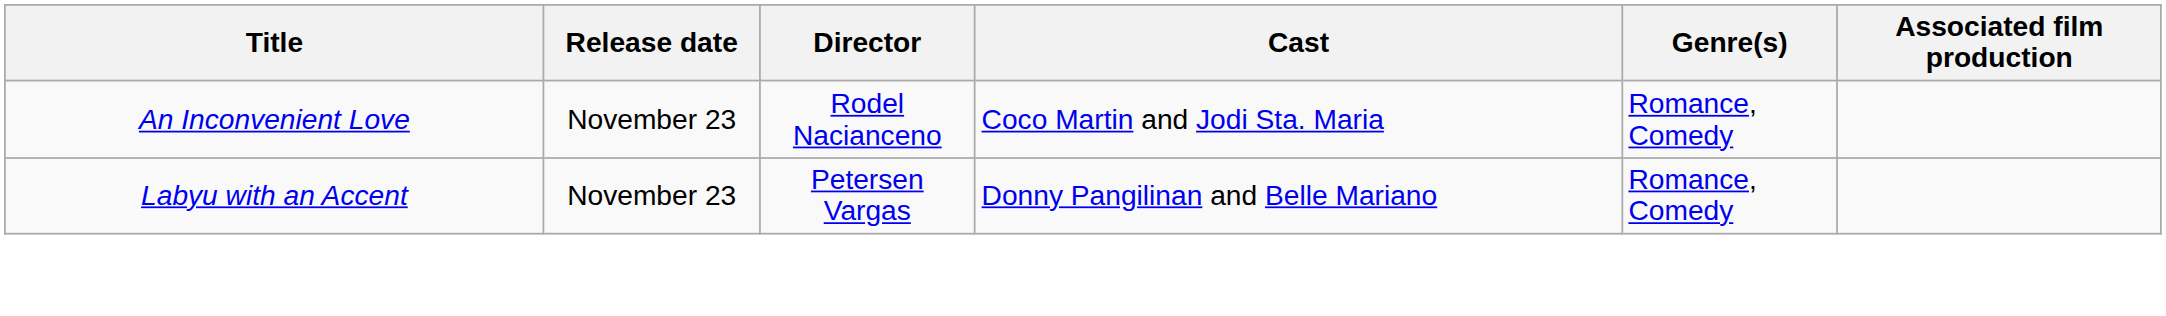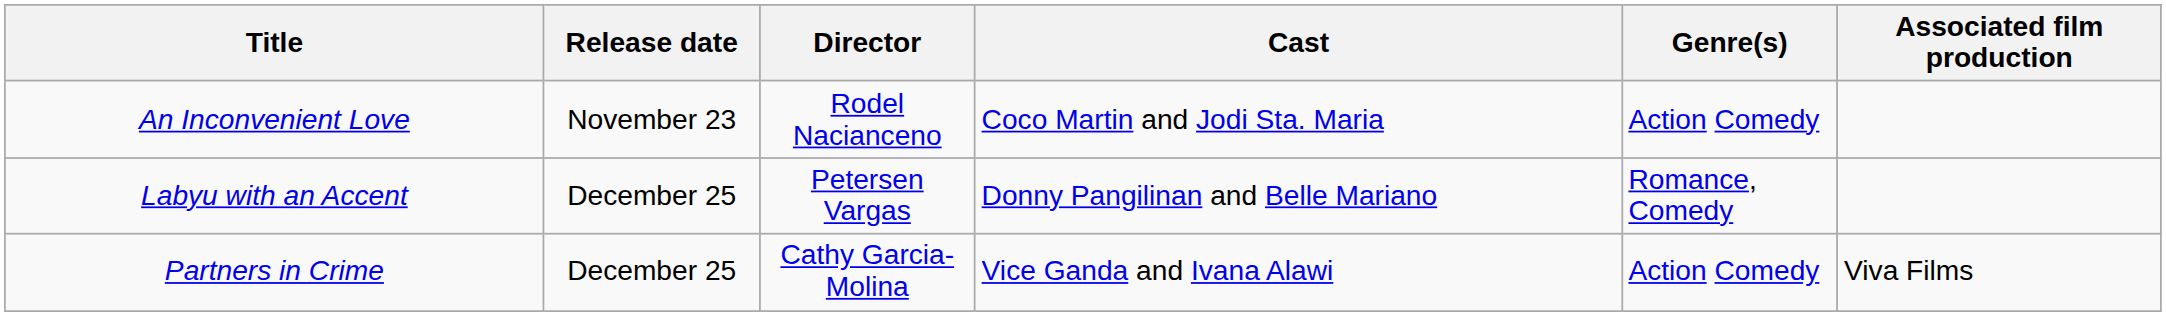(1693, 119) Romance, Comedy -> (1724, 119) Action Comedy
(652, 195) November 23 -> (652, 195) December 25
+ row: (274, 271)
